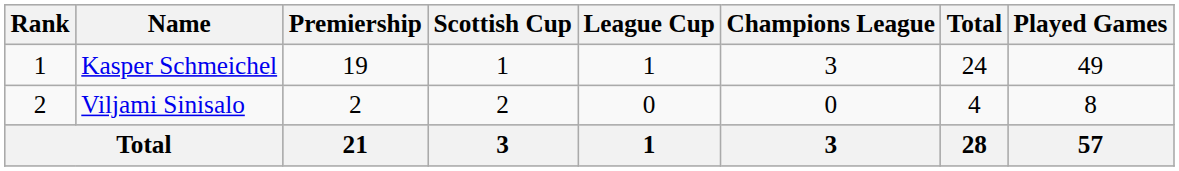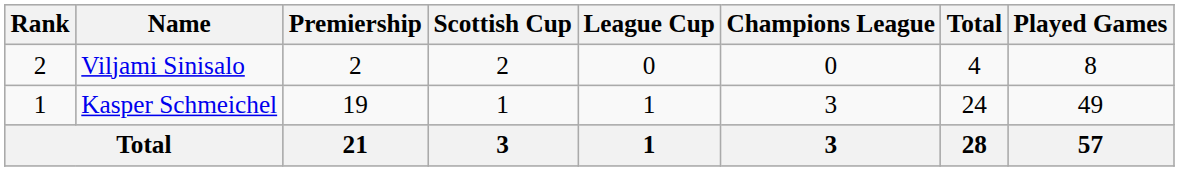rows swapped: (179, 64) <-> (163, 104)
